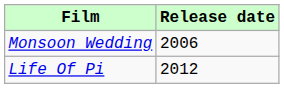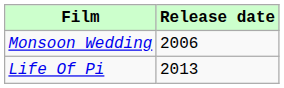(179, 70) 2012 -> (179, 70) 2013
